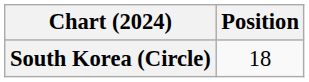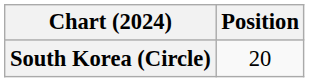(260, 58) 18 -> (260, 58) 20
